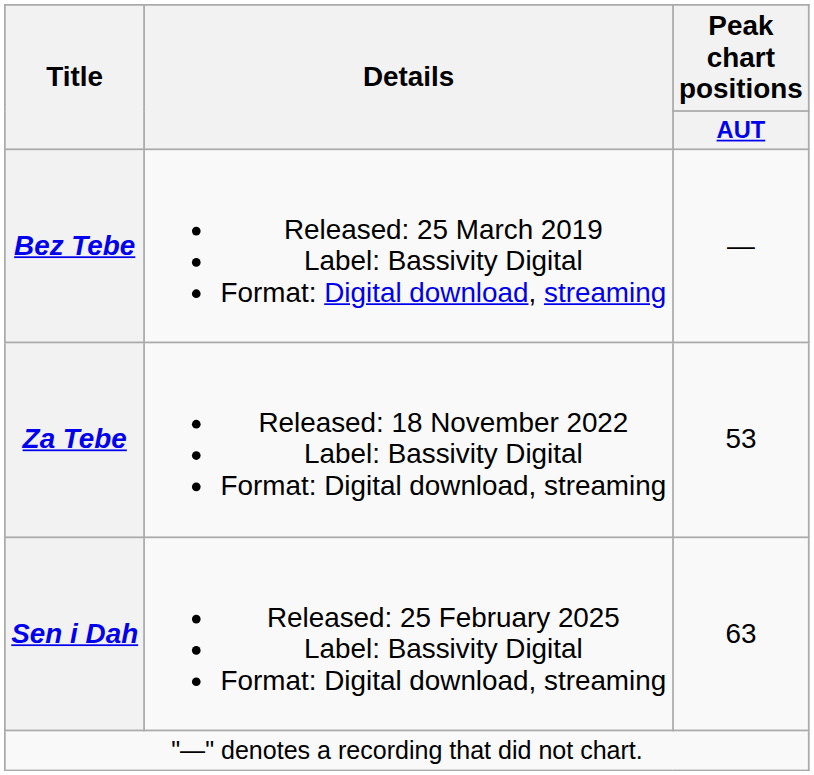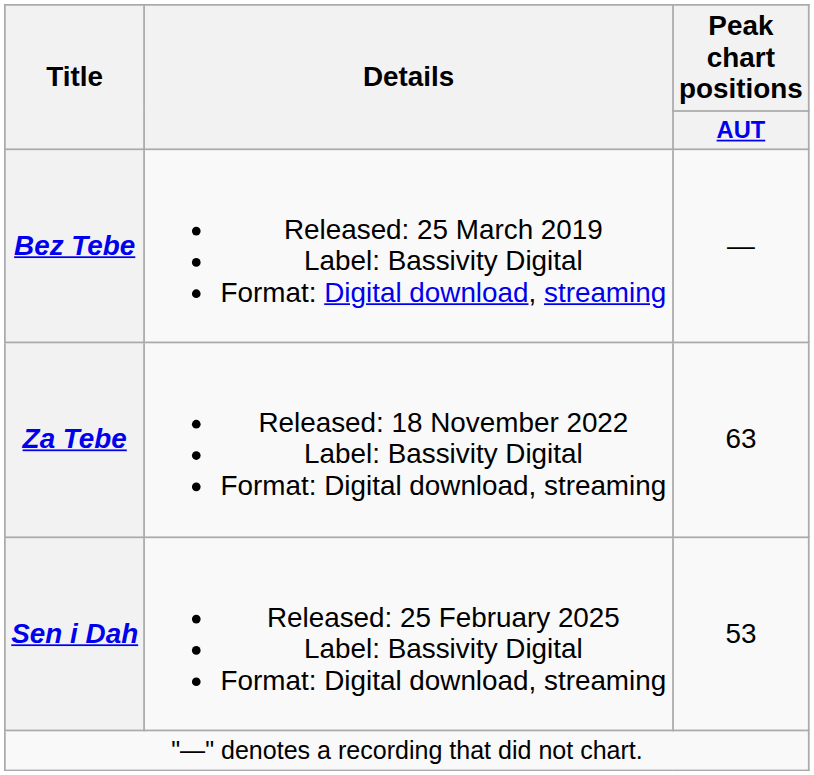(741, 439) 53 -> (741, 439) 63
(741, 633) 63 -> (741, 633) 53
